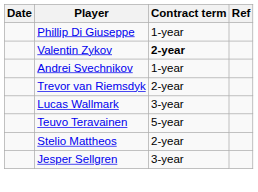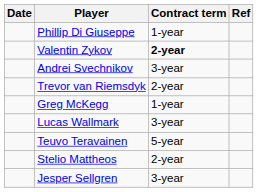(167, 68) 1-year -> (167, 68) 3-year
+ row: (73, 104)
